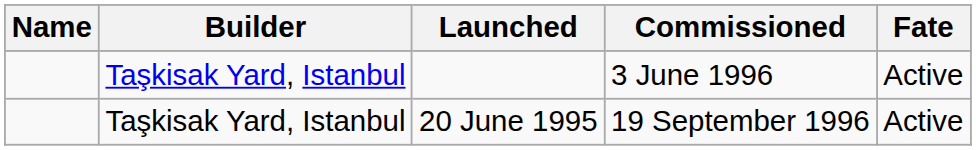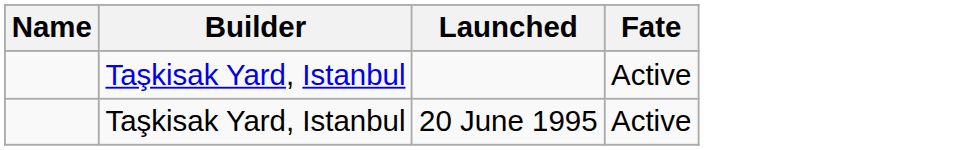- column: (740, 27)
